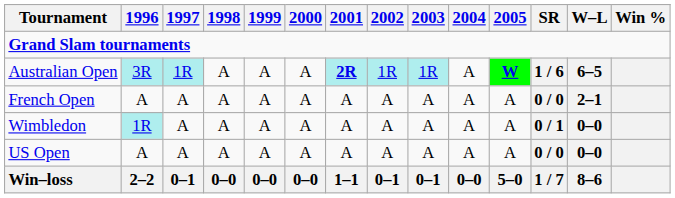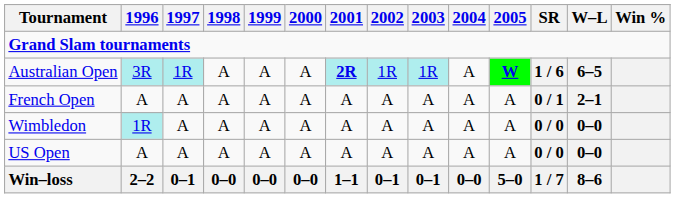(549, 98) 0 / 0 -> (549, 98) 0 / 1
(549, 125) 0 / 1 -> (549, 125) 0 / 0
